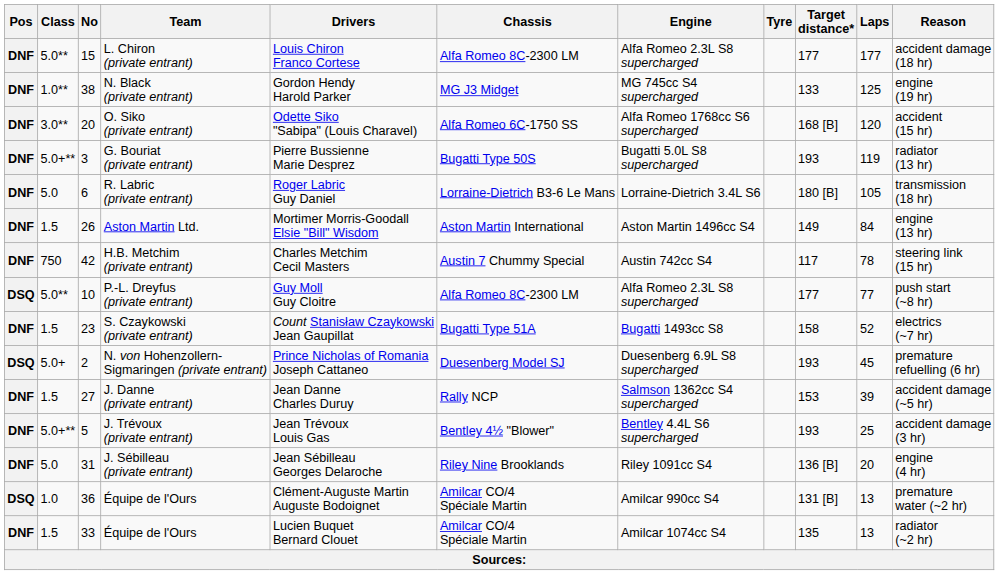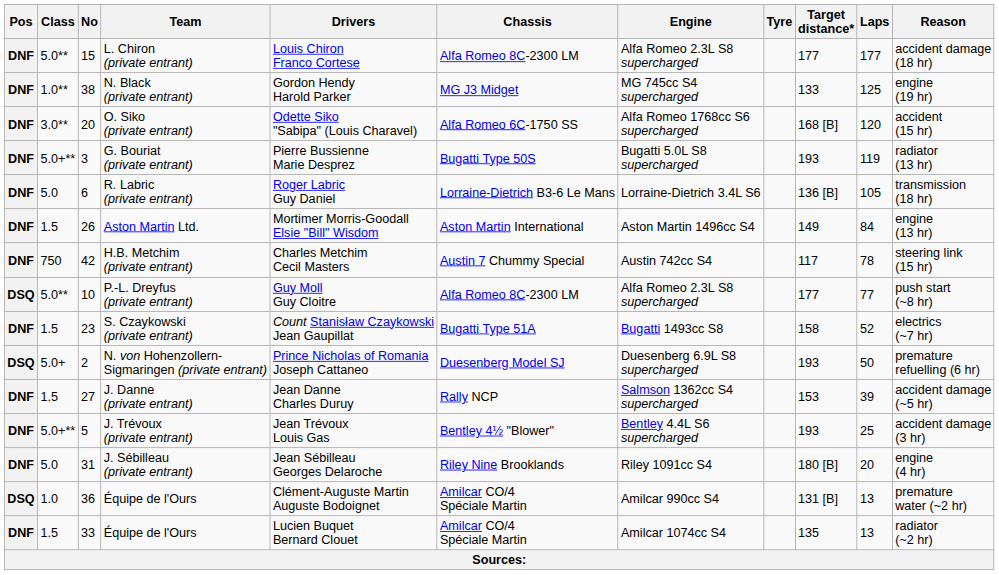(818, 192) 180 [B] -> (818, 192) 136 [B]
(867, 362) 45 -> (867, 362) 50
(818, 465) 136 [B] -> (818, 465) 180 [B]
